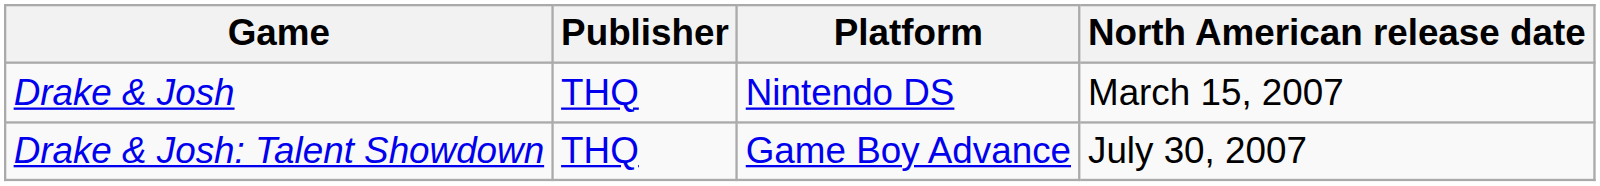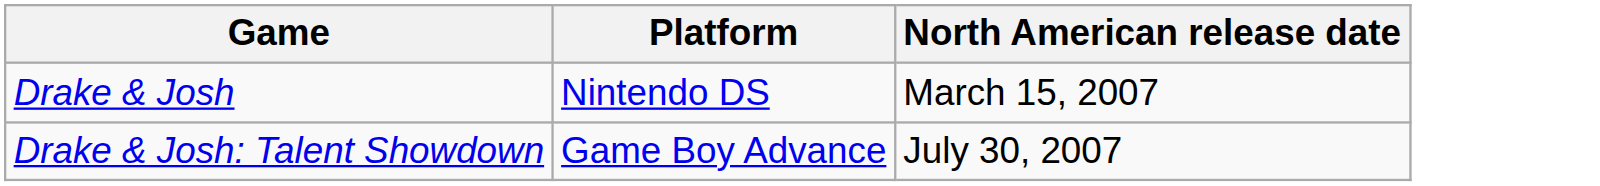- column: (645, 33)
